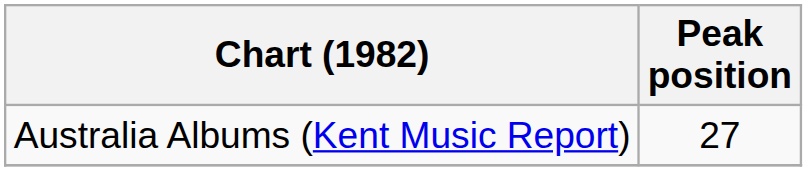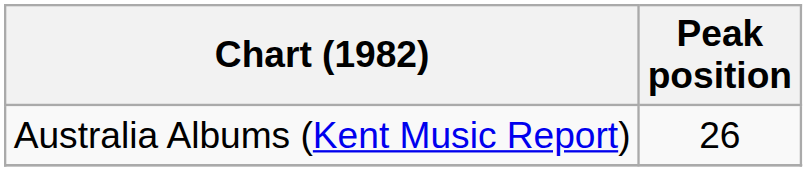(720, 134) 27 -> (720, 134) 26
